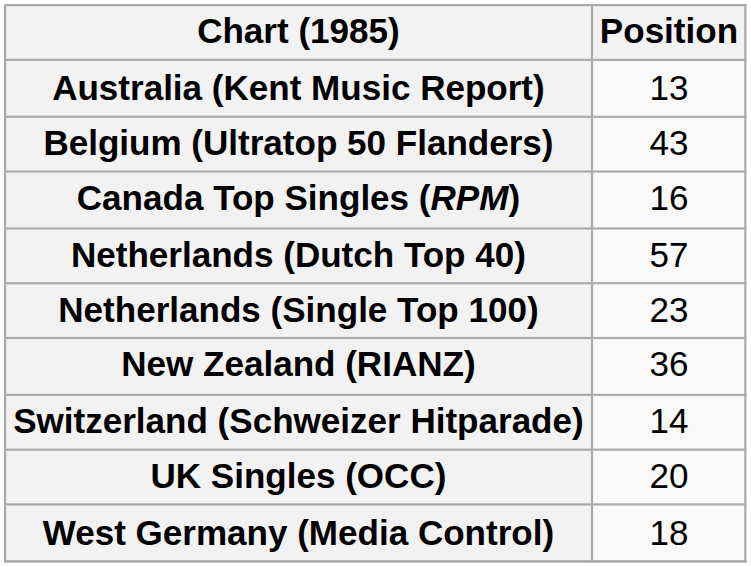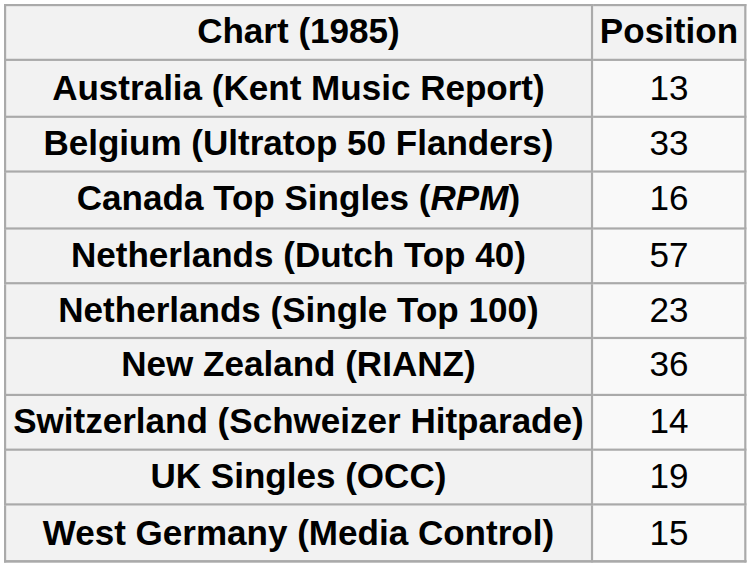(669, 143) 43 -> (669, 143) 33
(669, 476) 20 -> (669, 476) 19
(669, 532) 18 -> (669, 532) 15
